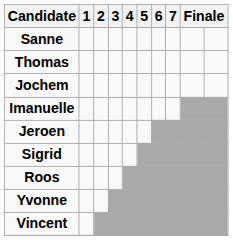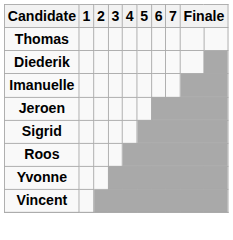- row: (42, 39)
- row: (42, 85)
+ row: (42, 62)
